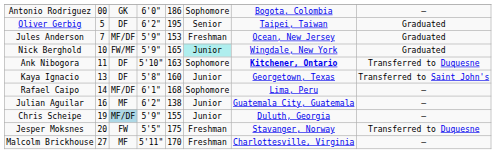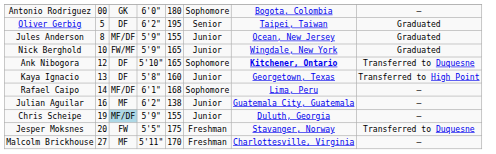(174, 11) 186 -> (174, 11) 180
(102, 37) 7 -> (102, 37) 8
(174, 37) 153 -> (174, 37) 155
(207, 37) Freshman -> (207, 37) Junior
(207, 50) paleturquoise background -> (207, 50) no background
(102, 63) 11 -> (102, 63) 12
(174, 63) 163 -> (174, 63) 165
(424, 77) Transferred to Saint John's -> (419, 77) Transferred to High Point
